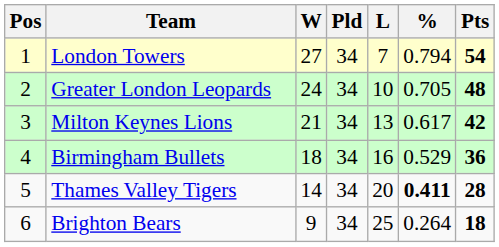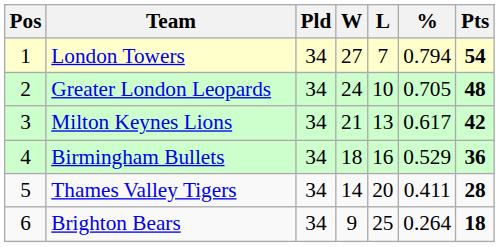columns swapped: (347, 21) <-> (311, 21)
(427, 190) bold -> (427, 190) normal
